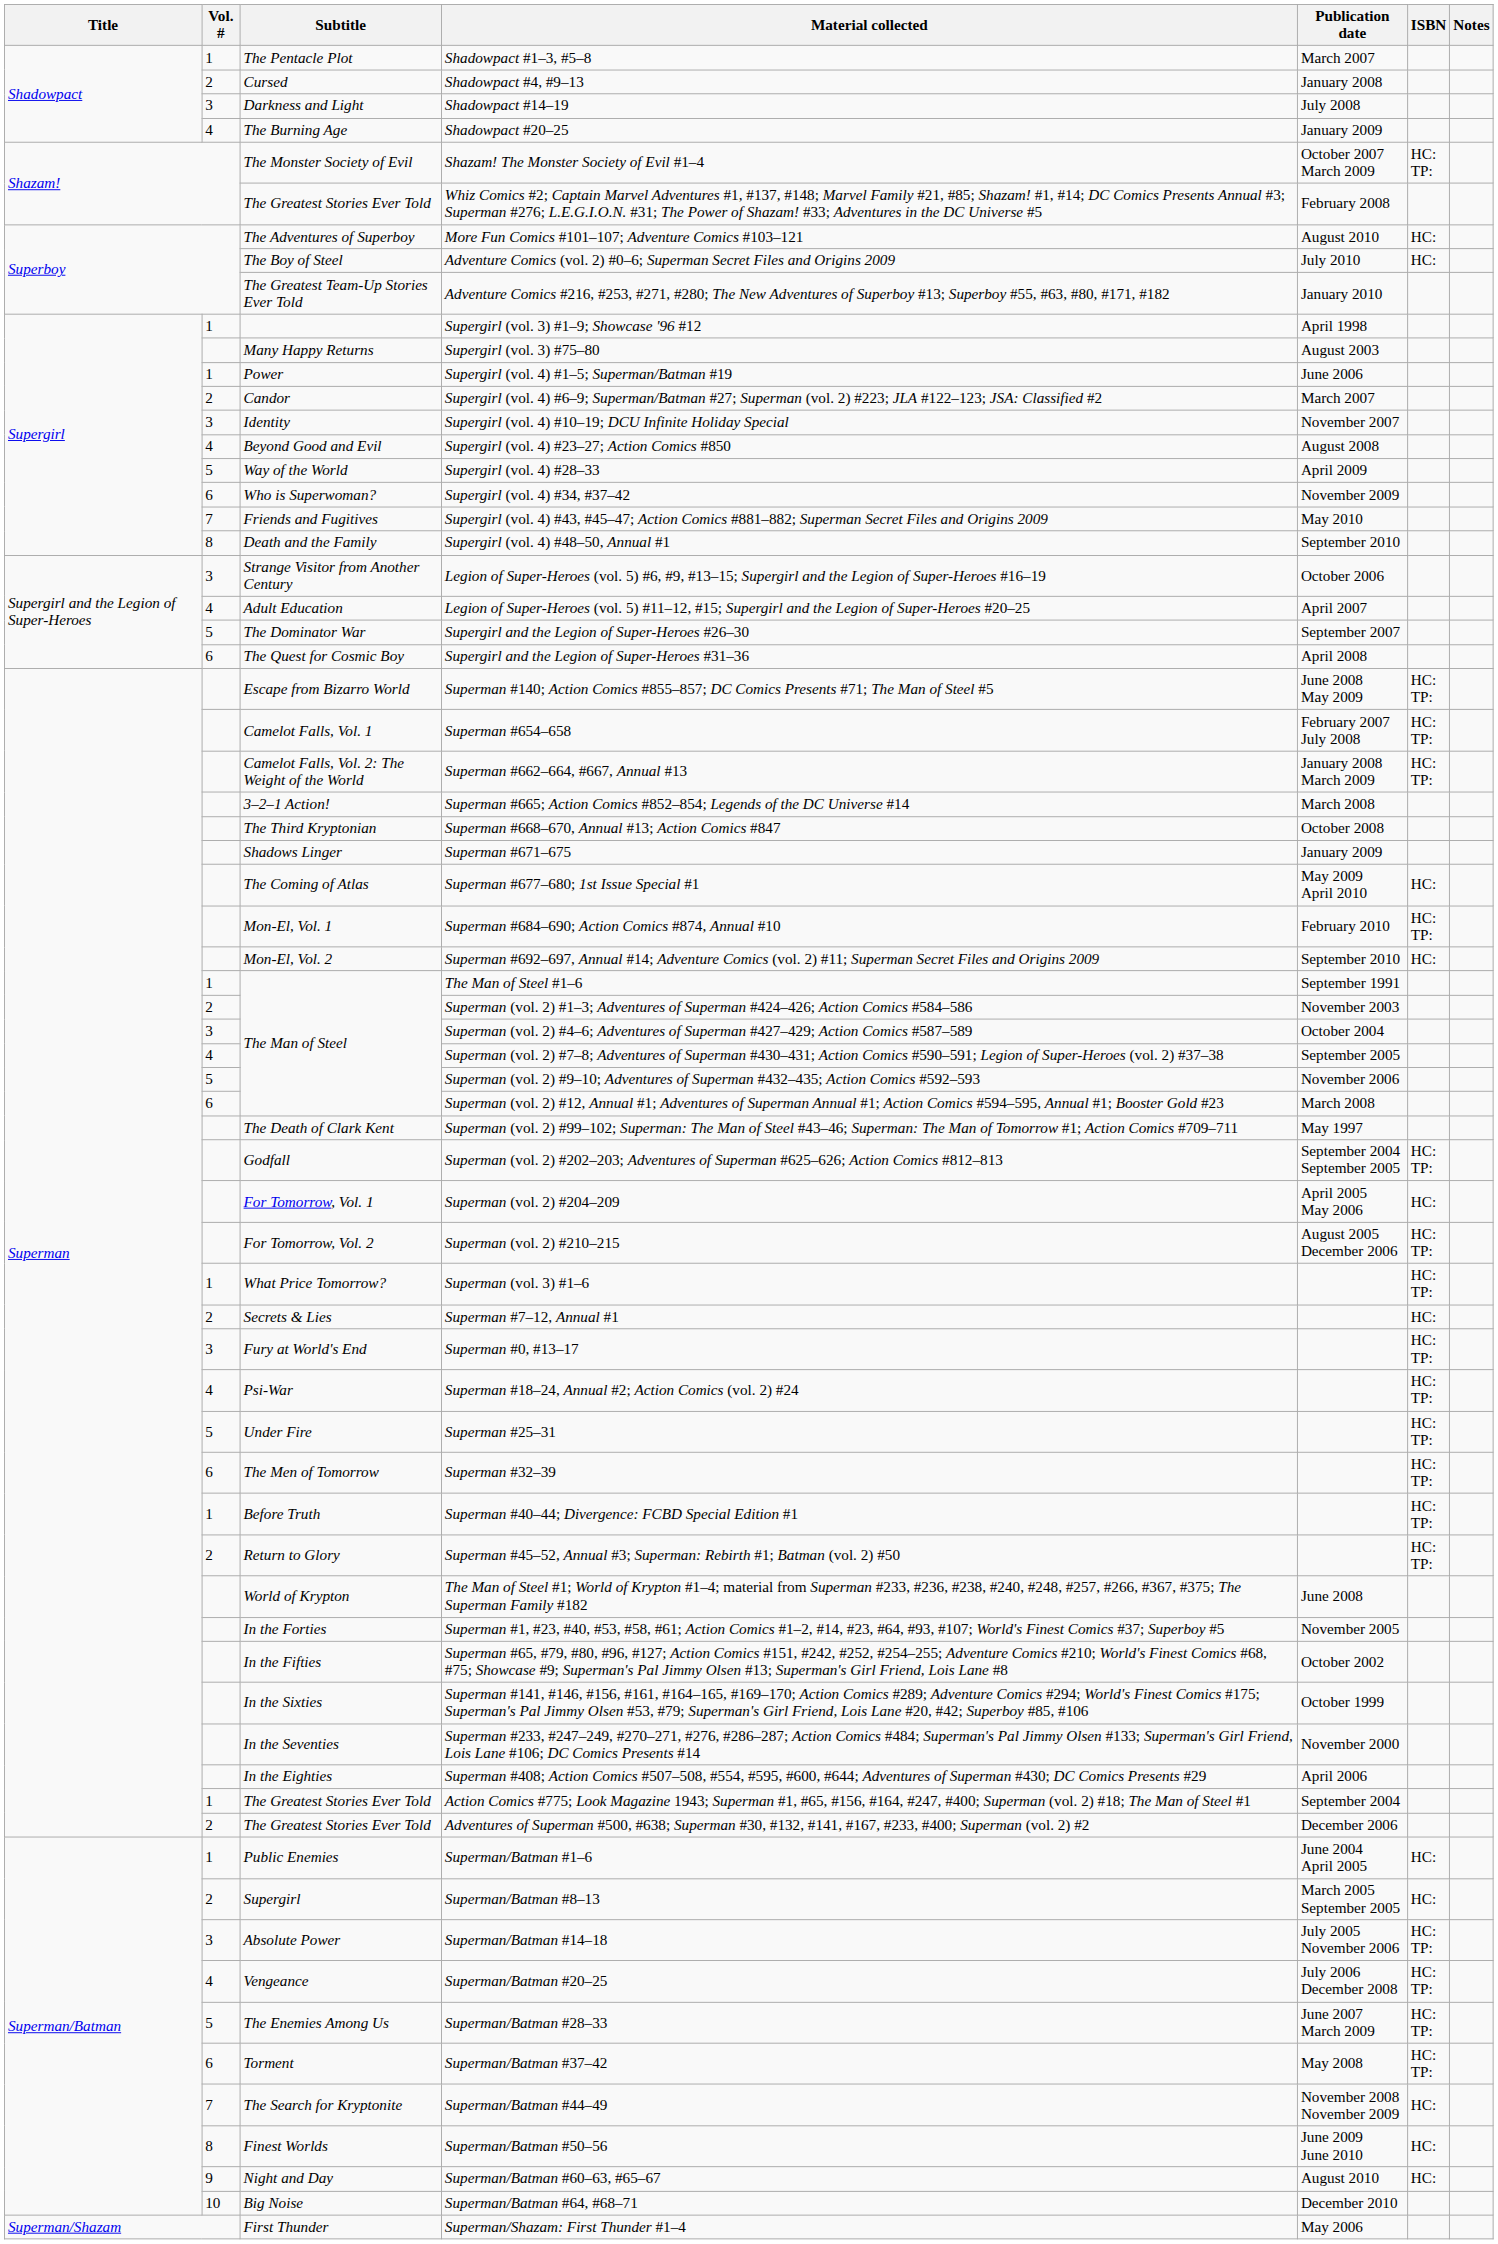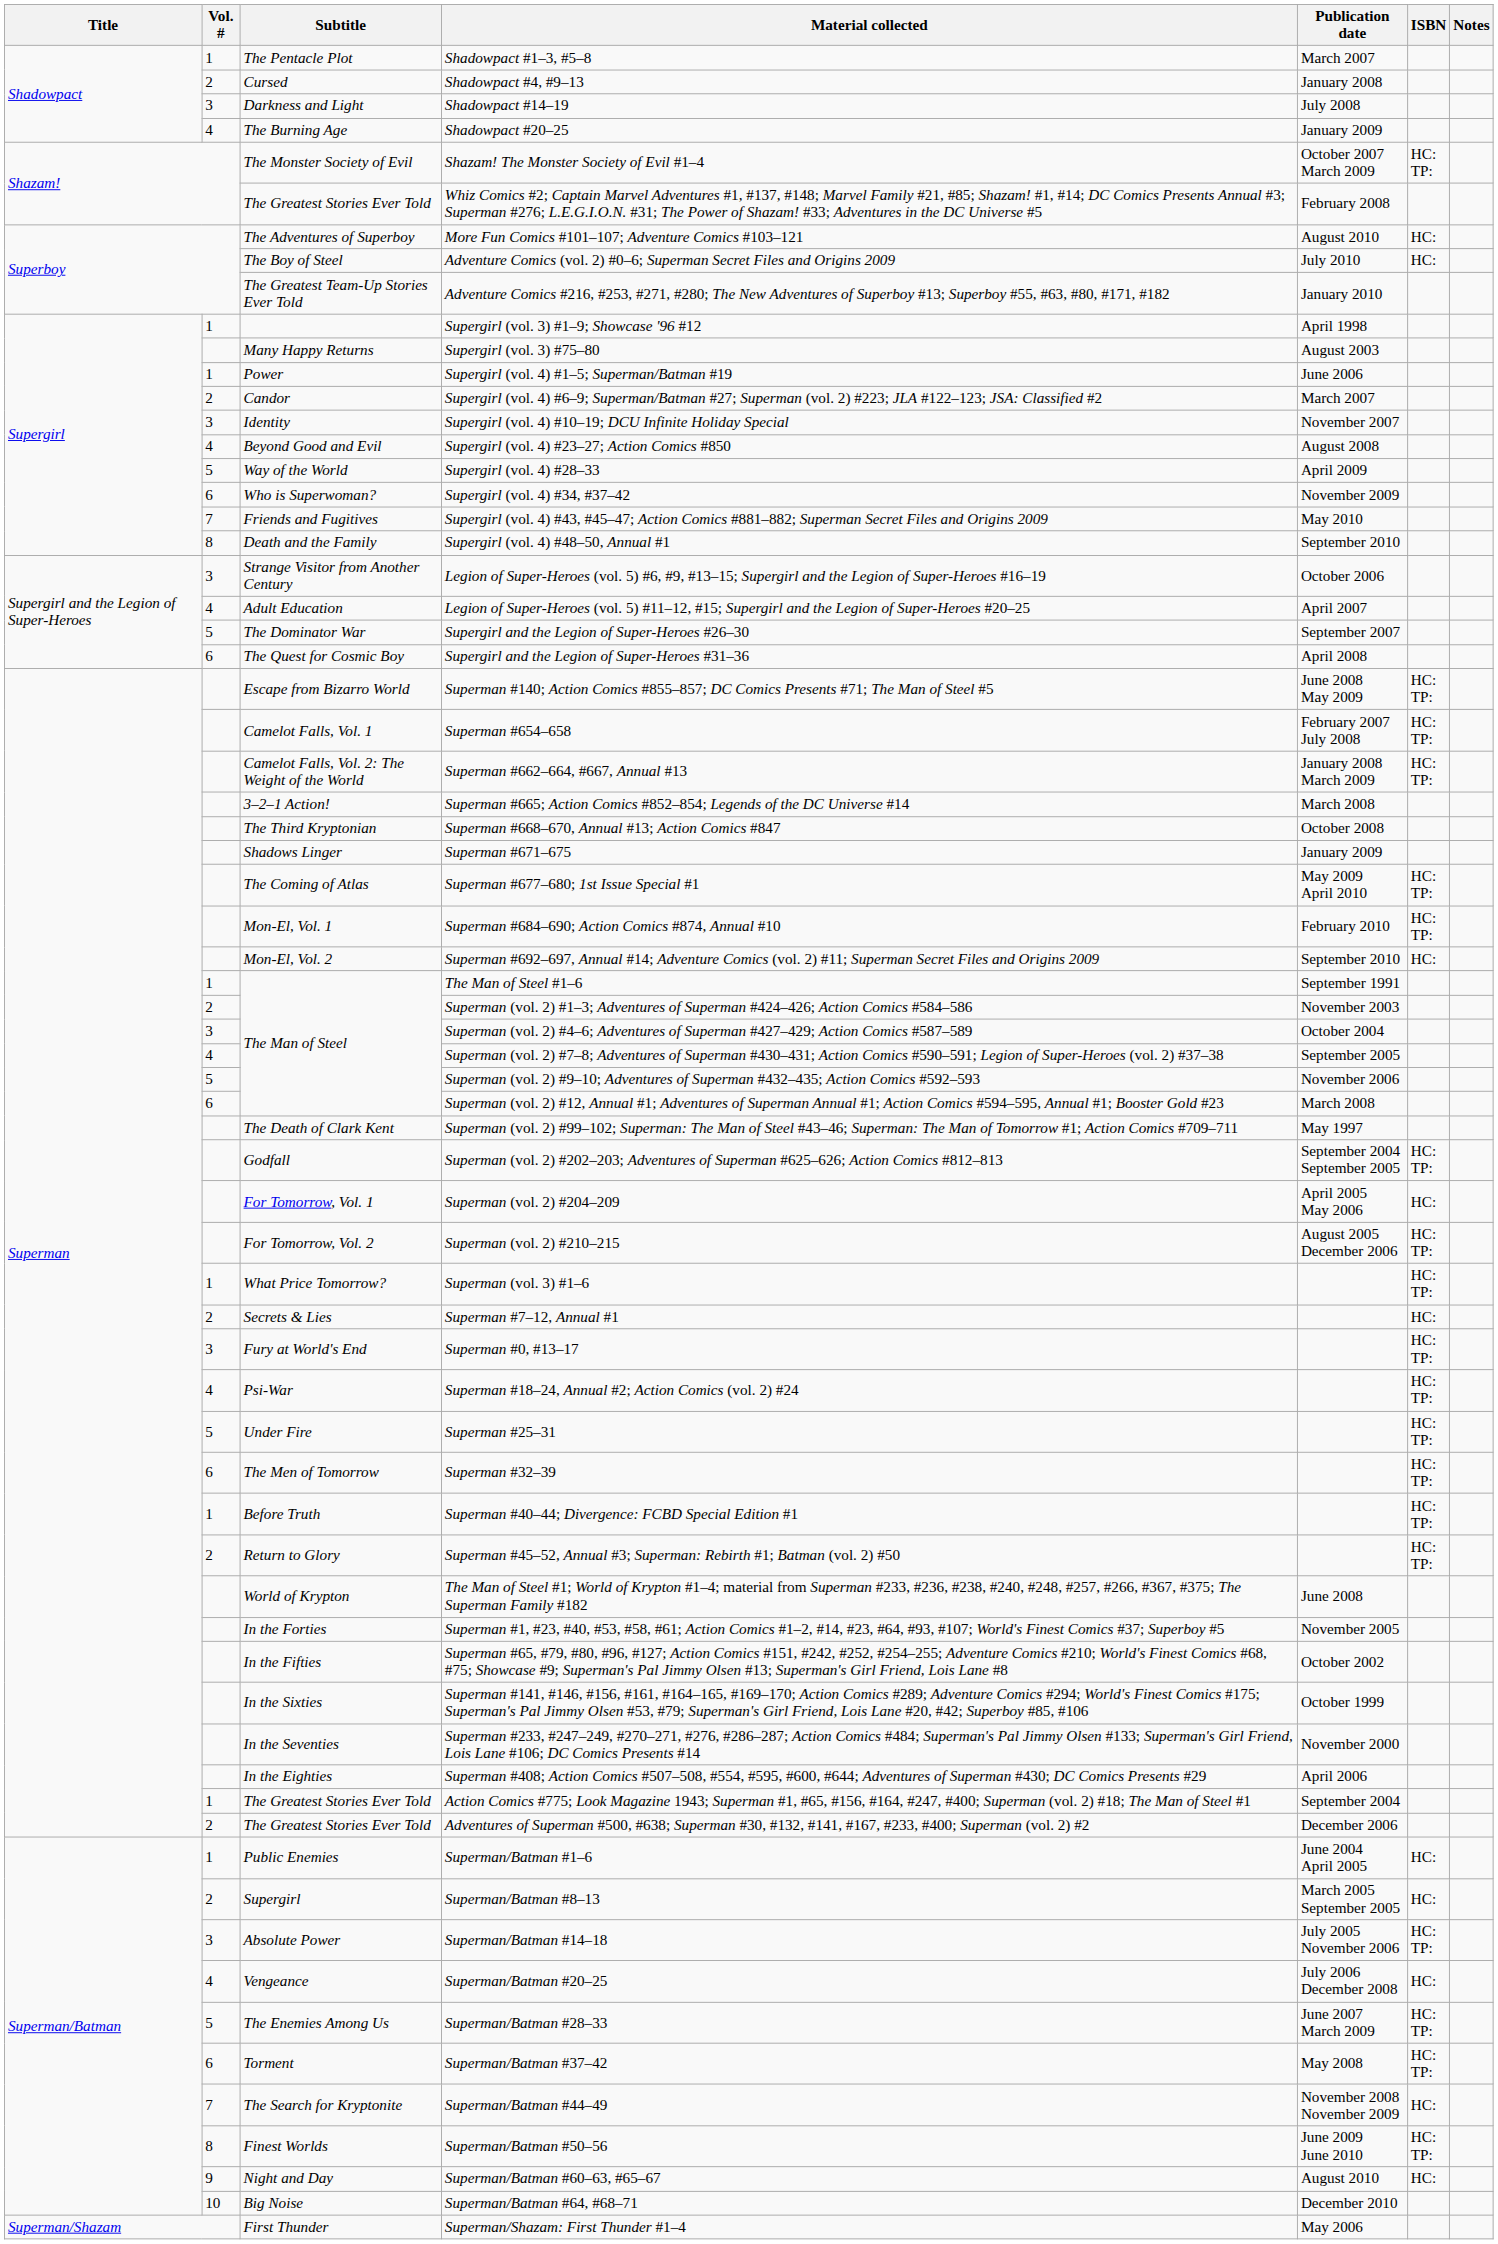(1423, 885) HC: -> (1423, 885) HC: TP:
(1423, 1981) HC: TP: -> (1423, 1981) HC:
(1423, 2146) HC: -> (1423, 2146) HC: TP:
